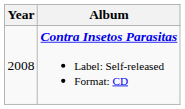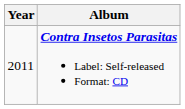(21, 65) 2008 -> (21, 65) 2011
